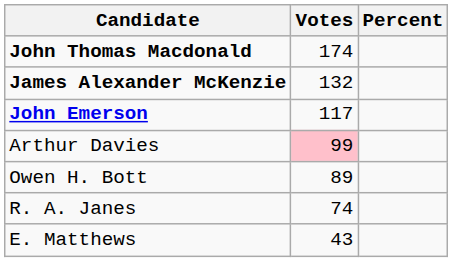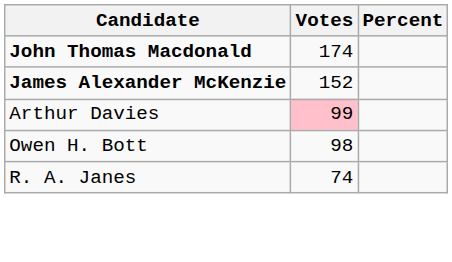(336, 83) 132 -> (336, 83) 152
- row: (79, 114)
(342, 177) 89 -> (342, 146) 98
- row: (73, 240)
